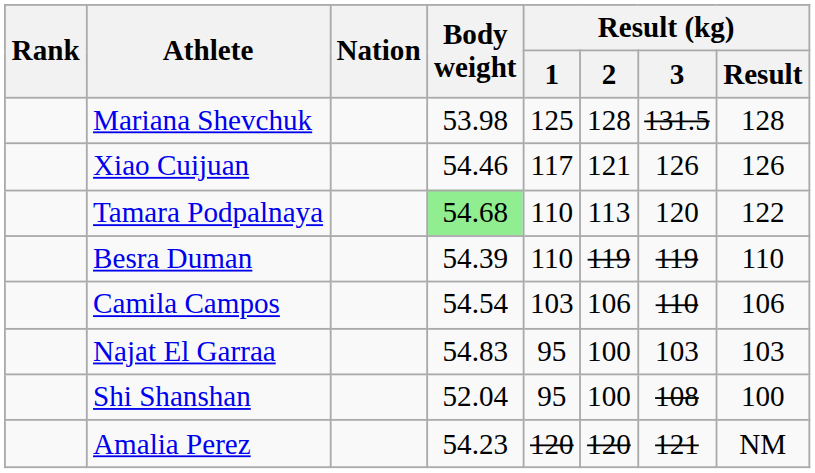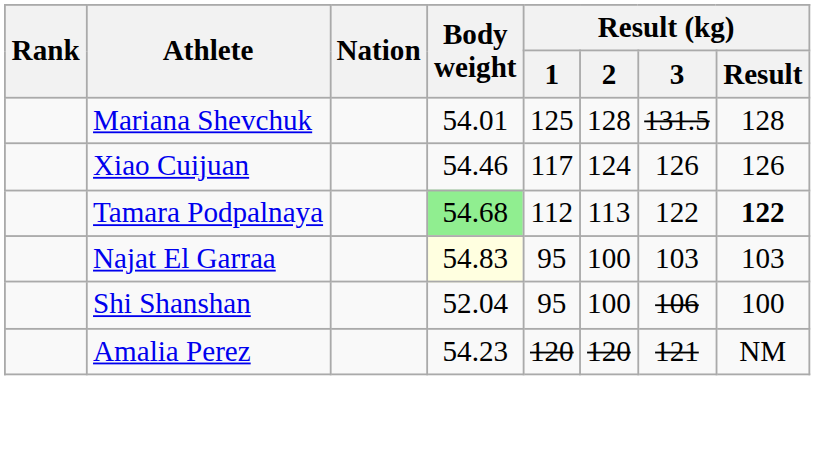(475, 119) 53.98 -> (475, 119) 54.01
(609, 166) 121 -> (609, 166) 124
(552, 212) 110 -> (552, 212) 112
(677, 212) 120 -> (677, 212) 122
(763, 212) normal -> (763, 212) bold
- row: (173, 258)
- row: (186, 304)
(475, 350) no background -> (475, 258) lightyellow background
(677, 397) 108 -> (677, 304) 106
